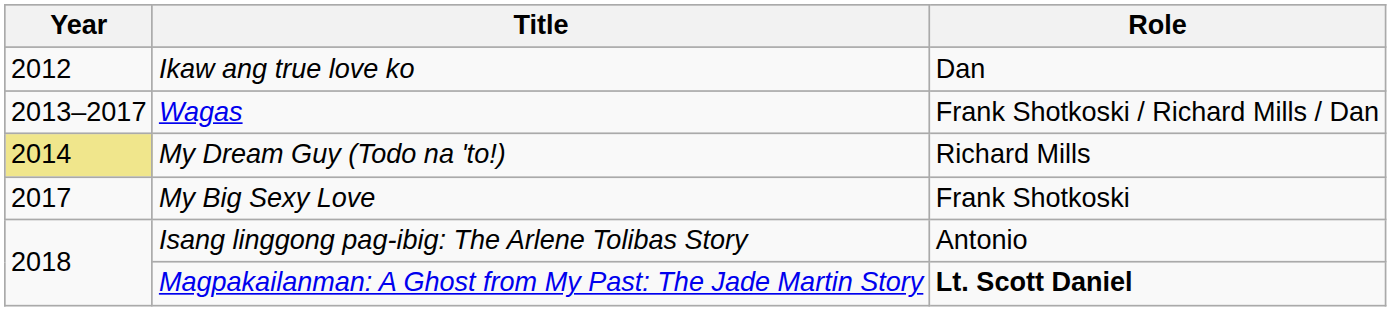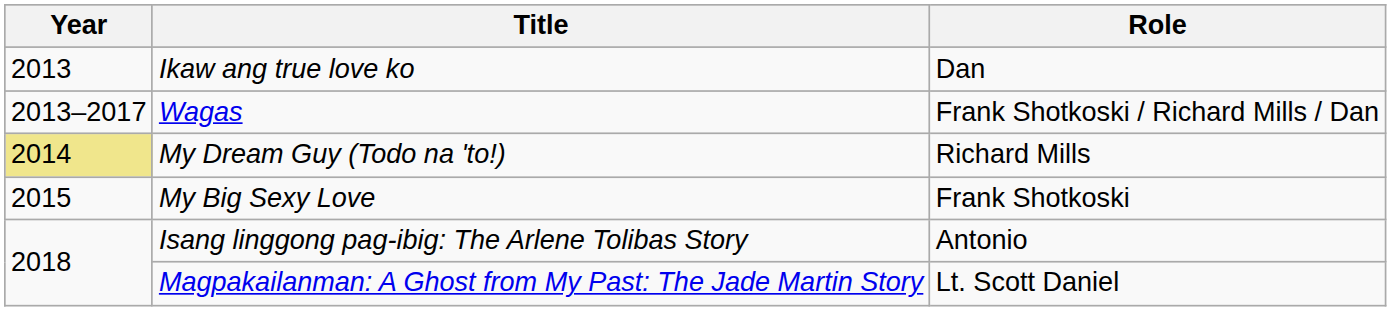(41, 68) 2012 -> (41, 68) 2013
(41, 197) 2017 -> (41, 197) 2015
(1034, 283) bold -> (1027, 283) normal
